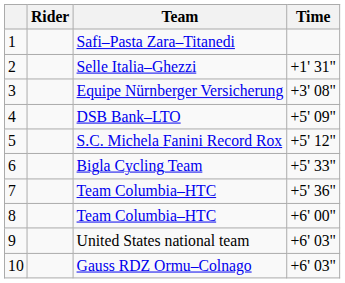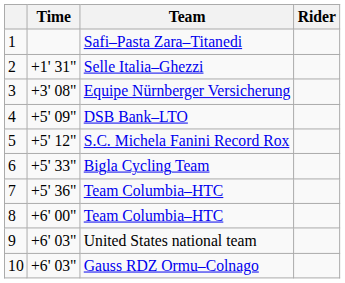columns swapped: (50, 16) <-> (313, 16)
